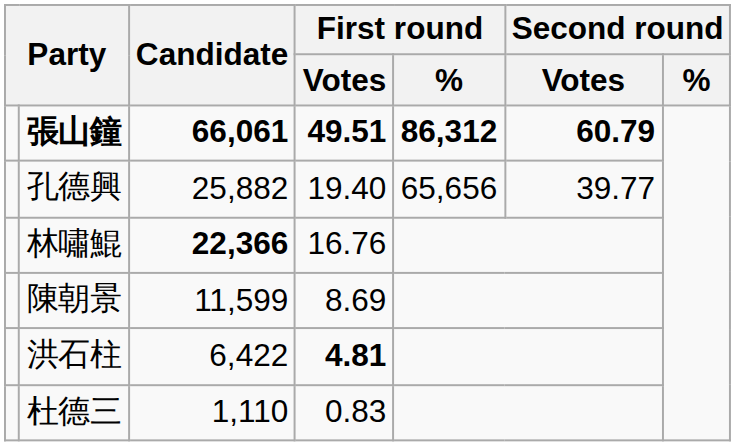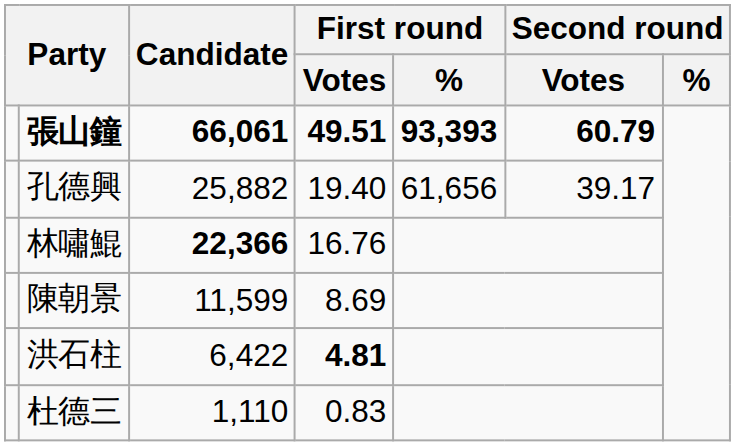(449, 132) 86,312 -> (449, 132) 93,393
(449, 188) 65,656 -> (449, 188) 61,656
(616, 188) 39.77 -> (616, 188) 39.17
